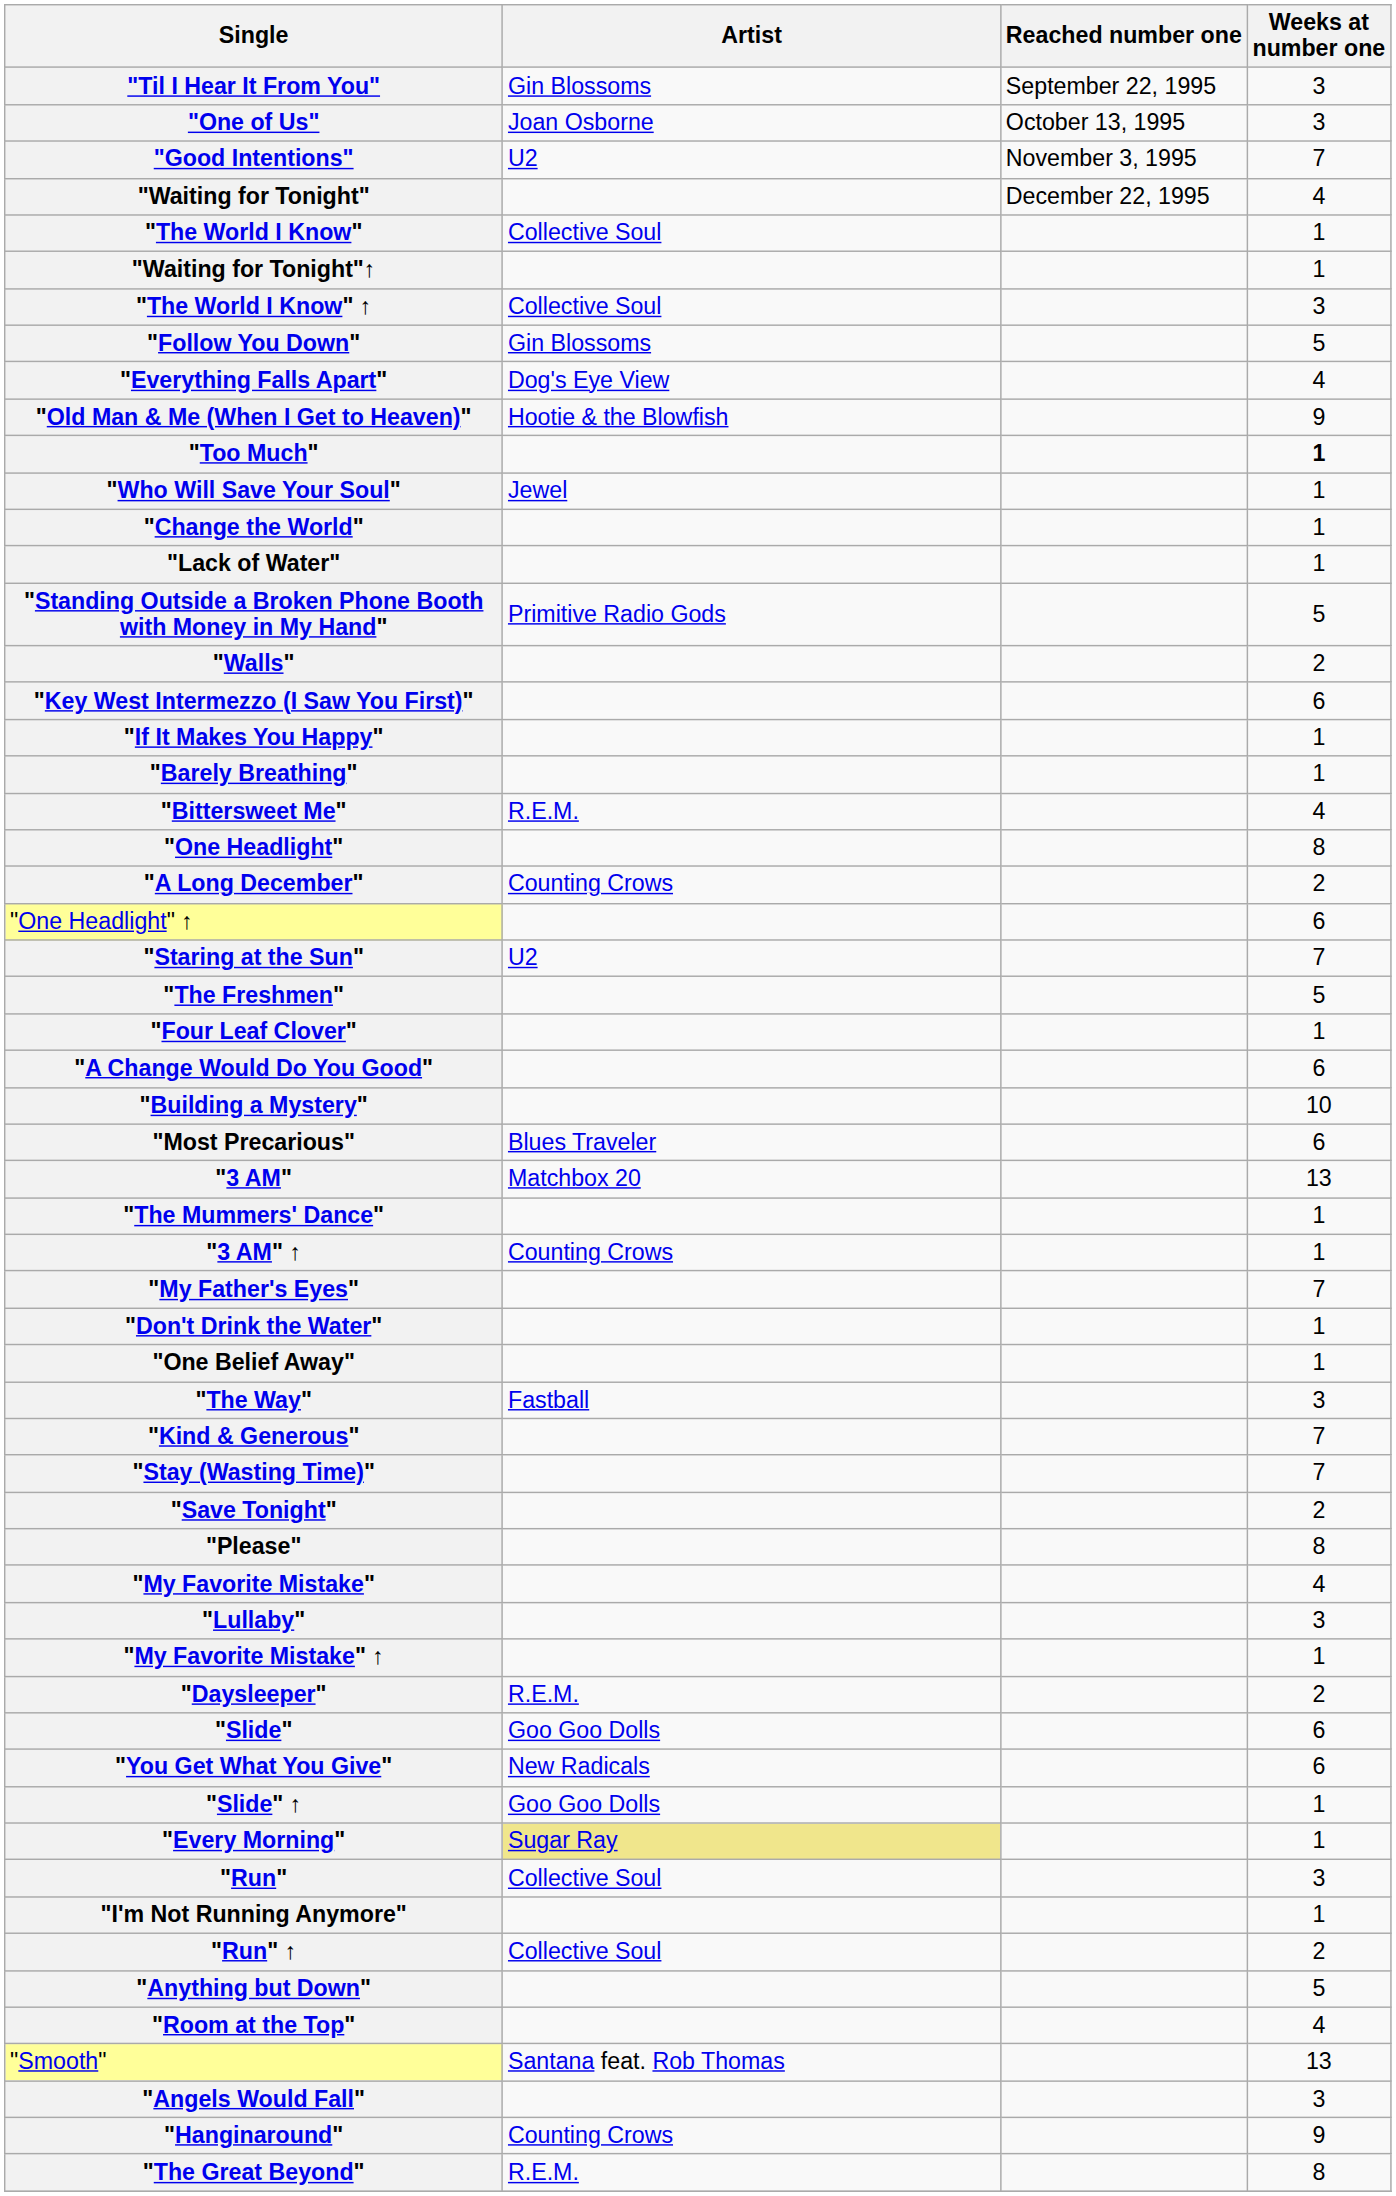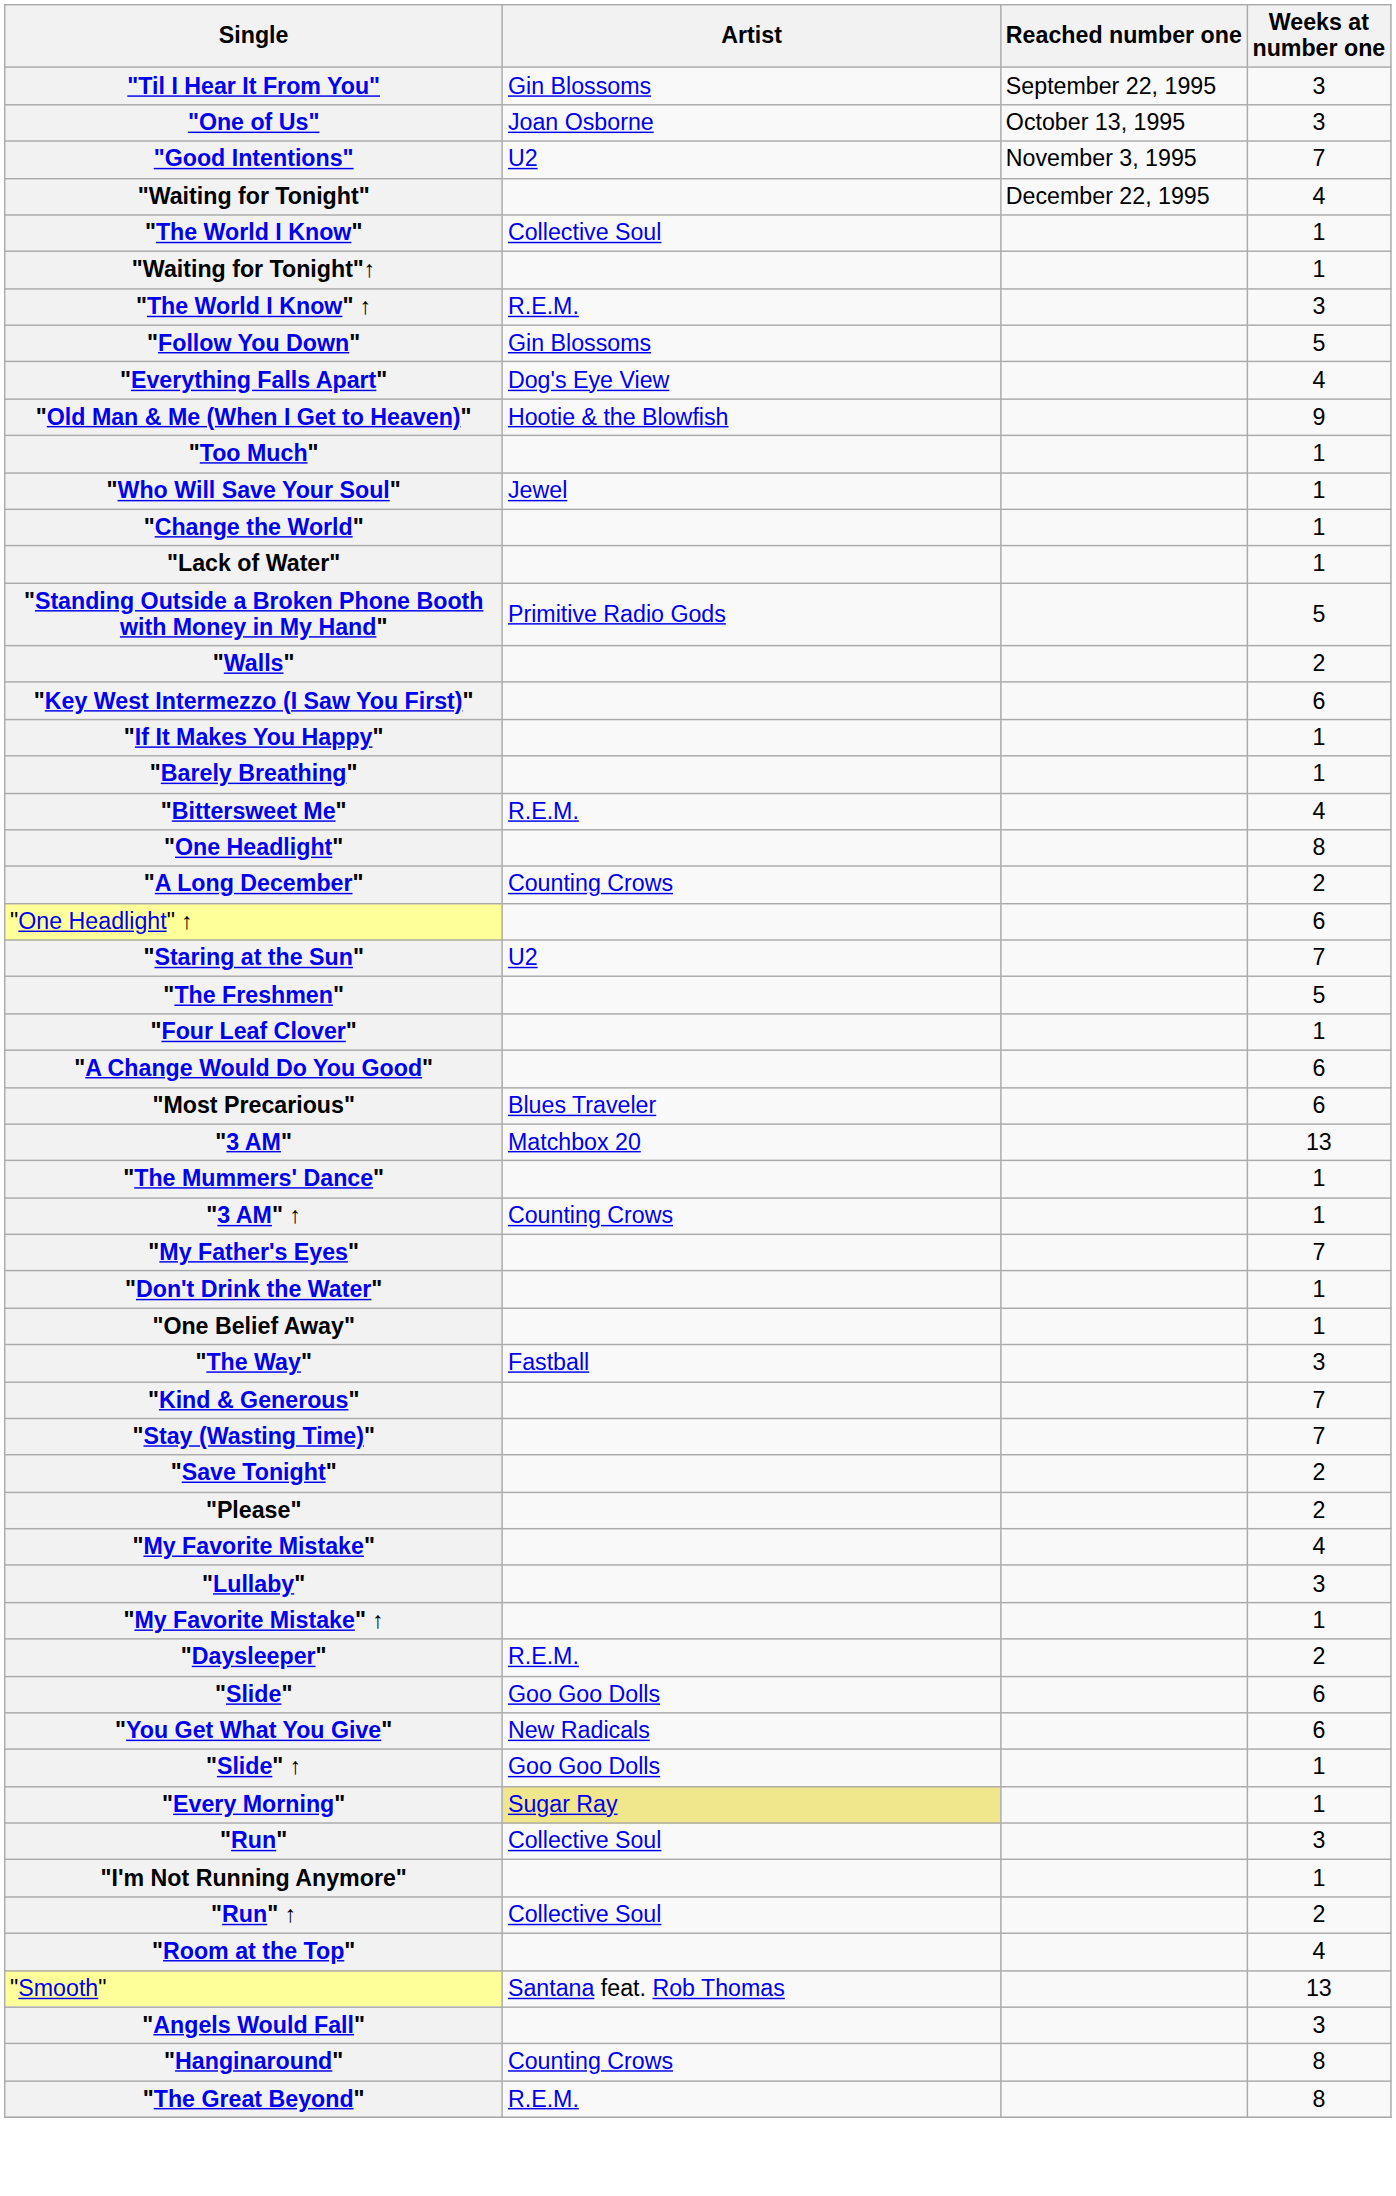(585, 306) Collective Soul -> (543, 306) R.E.M.
(1319, 453) bold -> (1319, 453) normal
- row: (254, 1105)
(1319, 1546) 8 -> (1319, 1510) 2
- row: (254, 1988)
(1319, 2135) 9 -> (1319, 2061) 8
